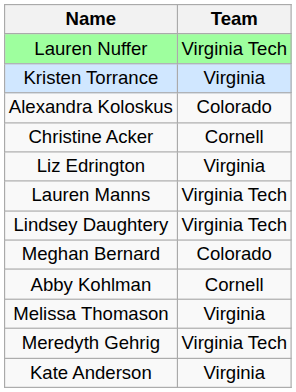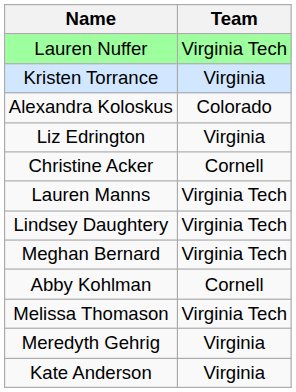rows swapped: (91, 136) <-> (91, 166)
(234, 254) Colorado -> (234, 254) Virginia Tech
(234, 313) Virginia -> (234, 313) Virginia Tech
(234, 343) Virginia Tech -> (234, 343) Virginia
